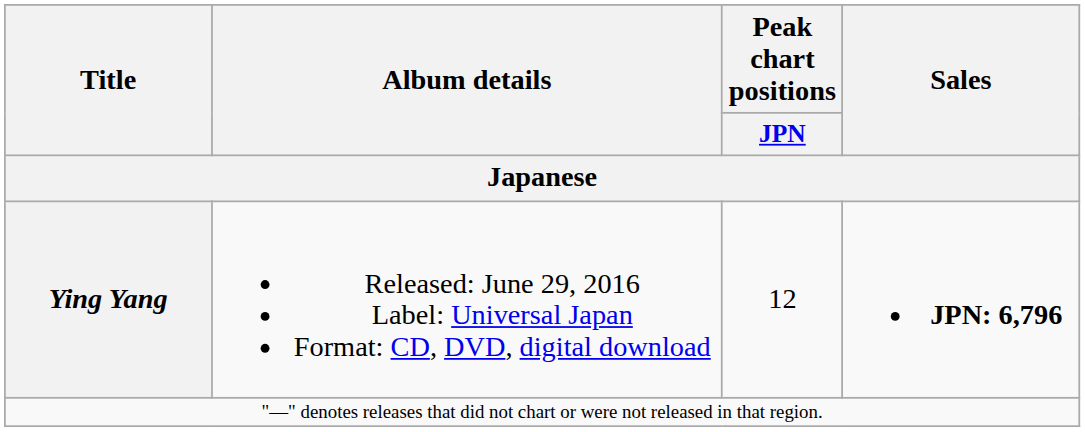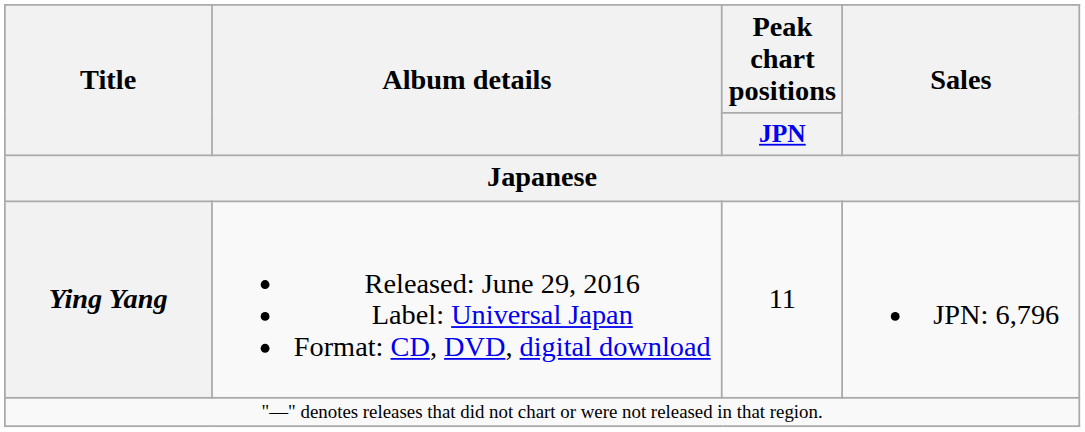(782, 298) 12 -> (782, 298) 11
(961, 315) bold -> (961, 315) normal
